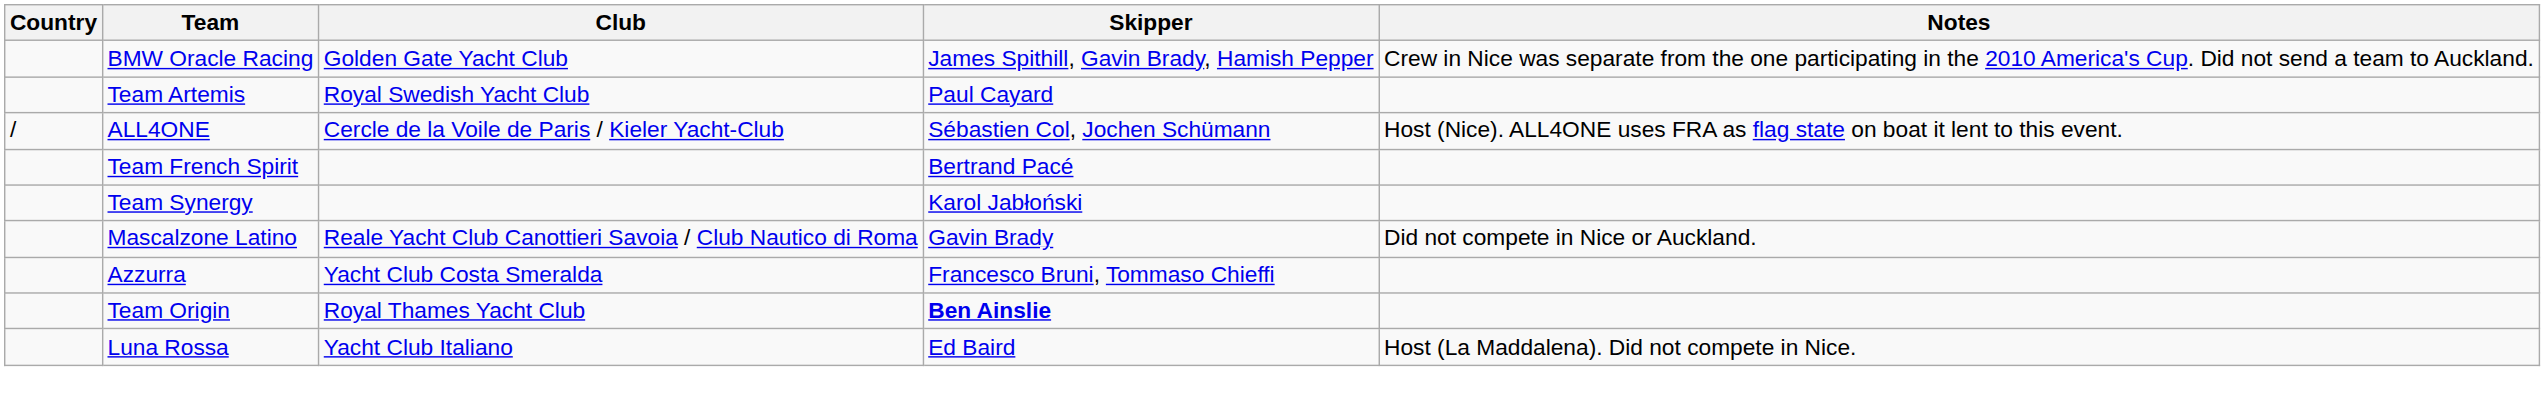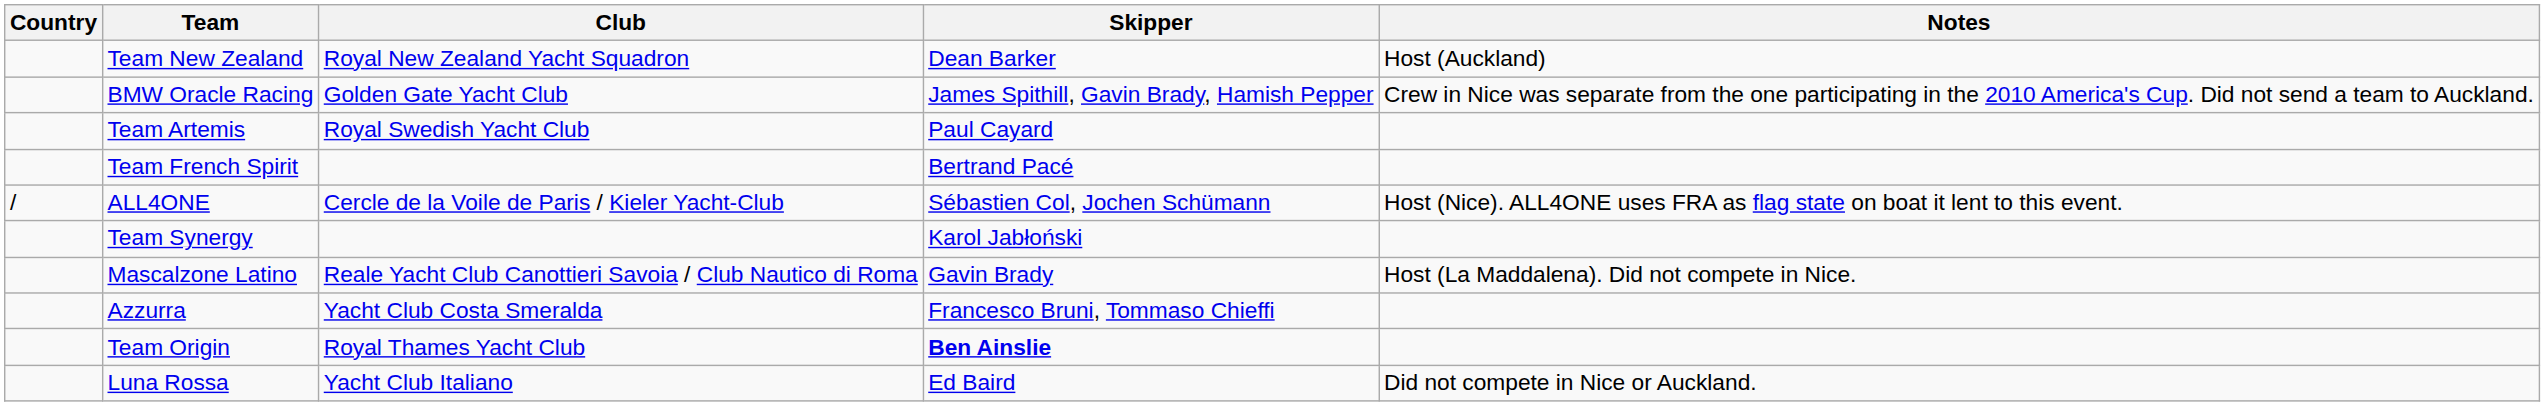+ row: (205, 58)
rows swapped: (159, 130) <-> (203, 166)
(1570, 238) Did not compete in Nice or Auckland. -> (1620, 274) Host (La Maddalena). Did not compete in Nice.
(1620, 346) Host (La Maddalena). Did not compete in Nice. -> (1570, 382) Did not compete in Nice or Auckland.
